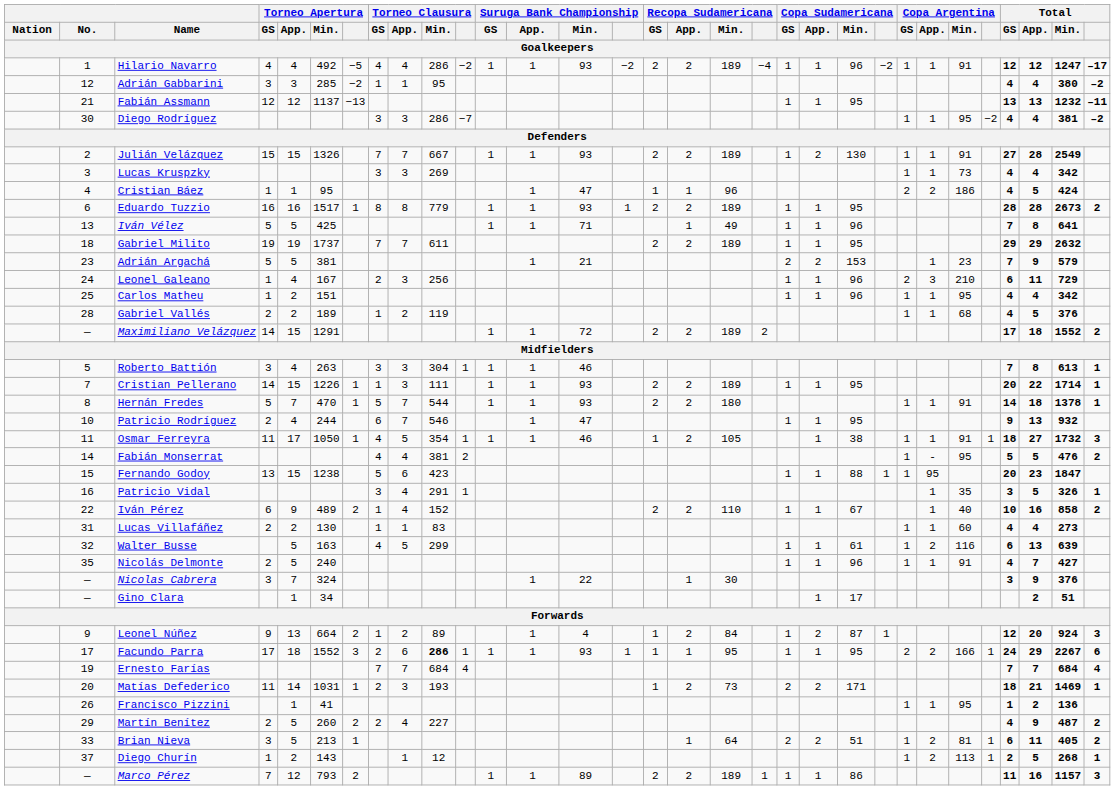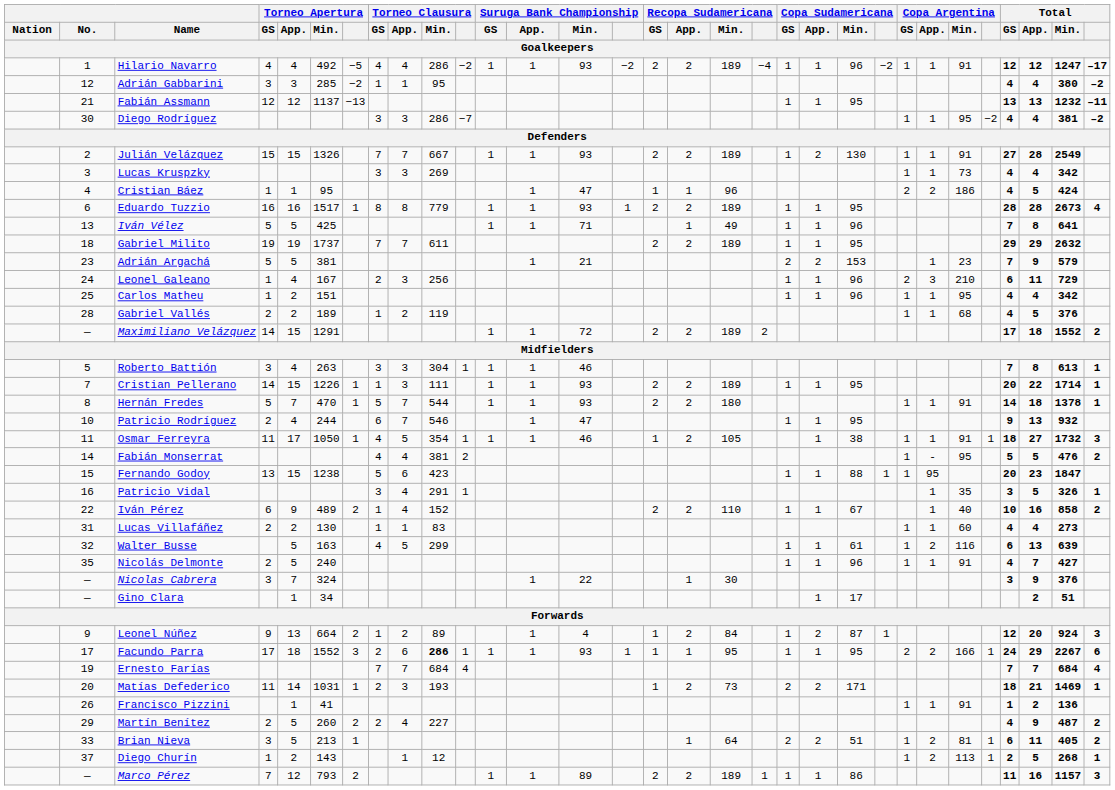(1097, 209) 2 -> (1097, 209) 4
(965, 706) 95 -> (965, 706) 91
